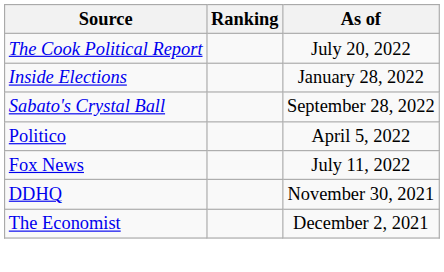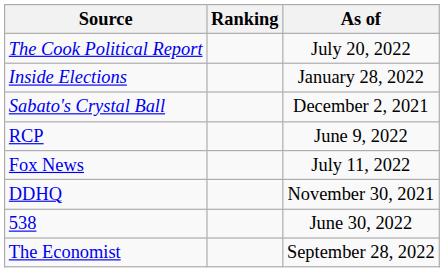(361, 106) September 28, 2022 -> (361, 106) December 2, 2021
- row: (37, 135)
+ row: (26, 135)
+ row: (23, 223)
(361, 223) December 2, 2021 -> (361, 252) September 28, 2022
